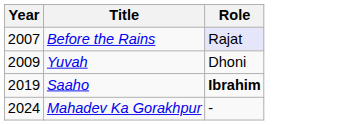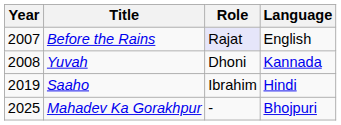+ column: (298, 16)
(24, 62) 2009 -> (24, 62) 2008
(235, 85) bold -> (232, 85) normal
(24, 108) 2024 -> (24, 108) 2025
